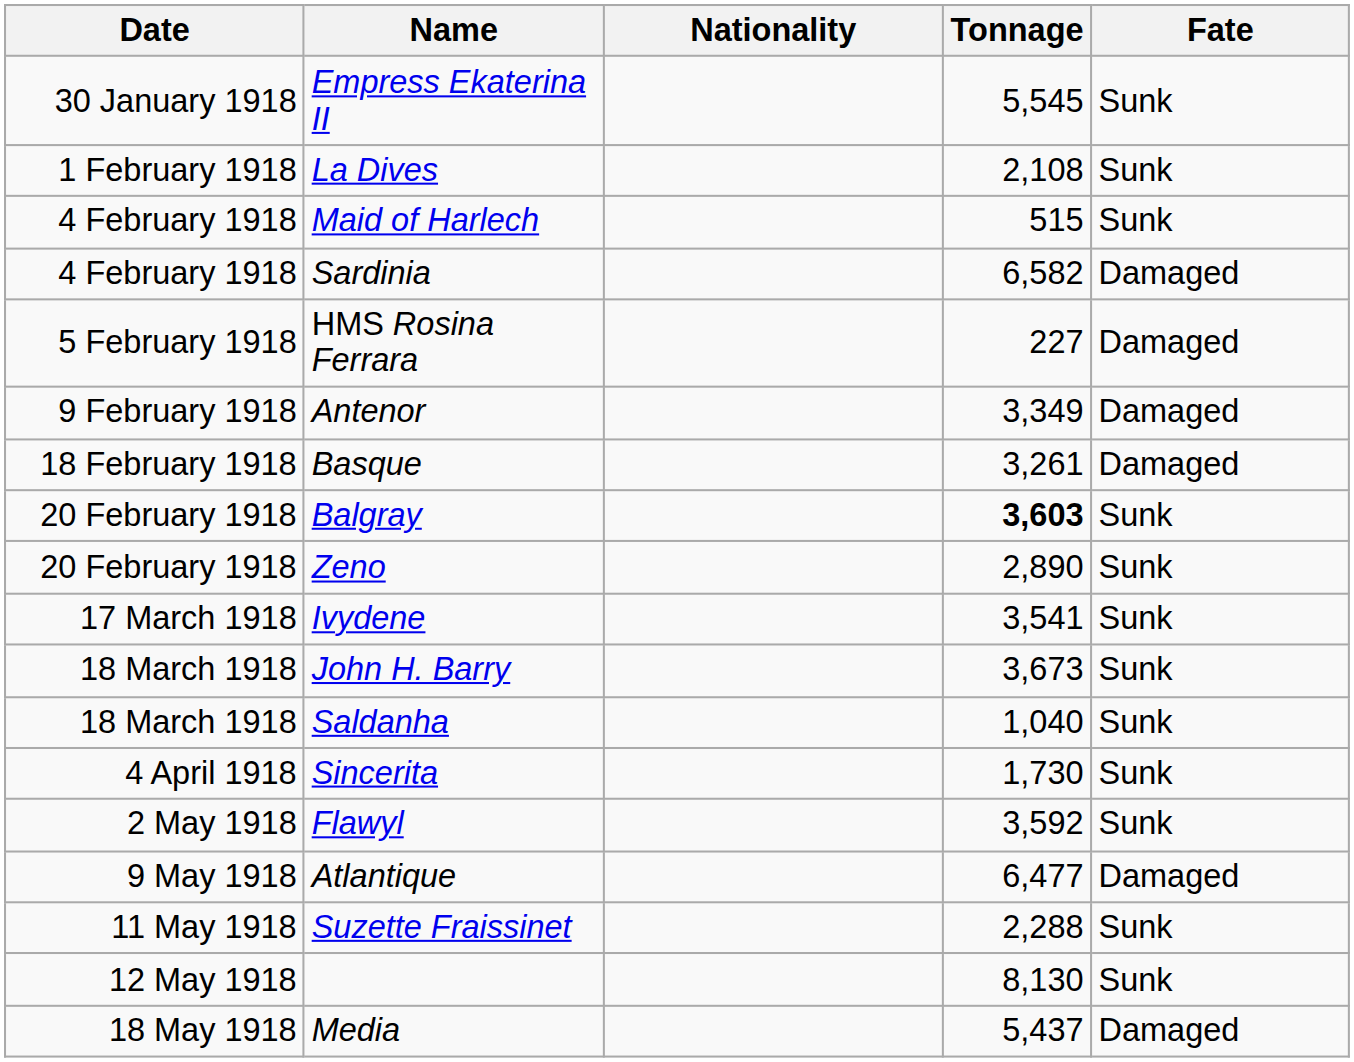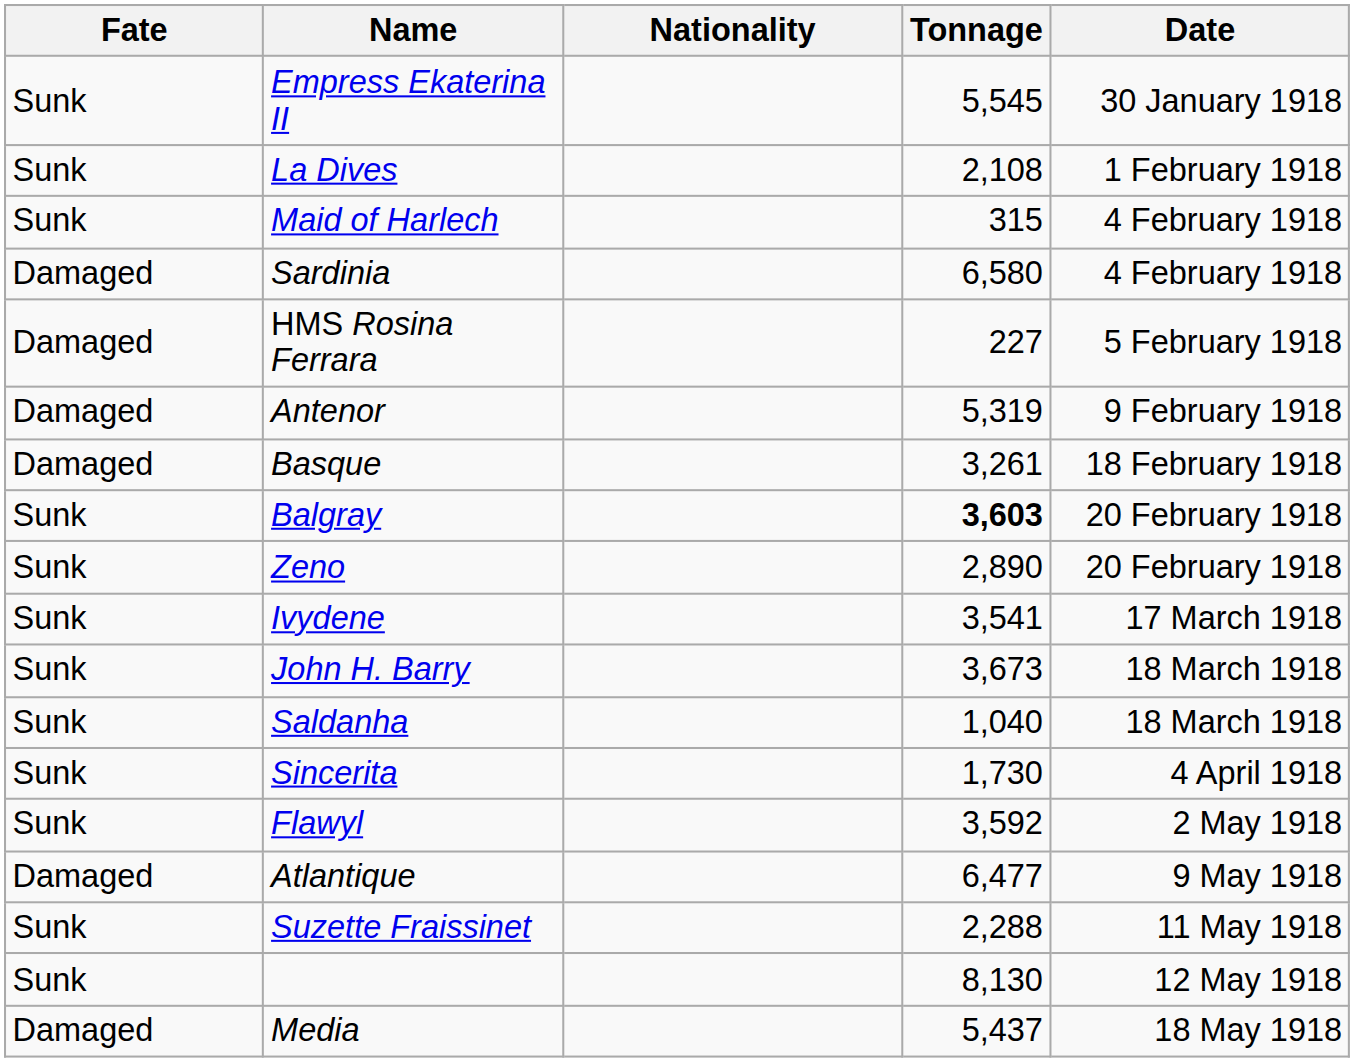columns swapped: (155, 30) <-> (1220, 30)
(1056, 221) 515 -> (1016, 221) 315
(1043, 272) 6,582 -> (1002, 272) 6,580
(1043, 412) 3,349 -> (1002, 412) 5,319
